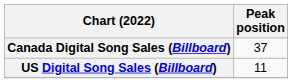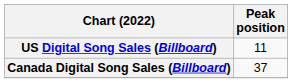rows swapped: (119, 48) <-> (119, 68)
